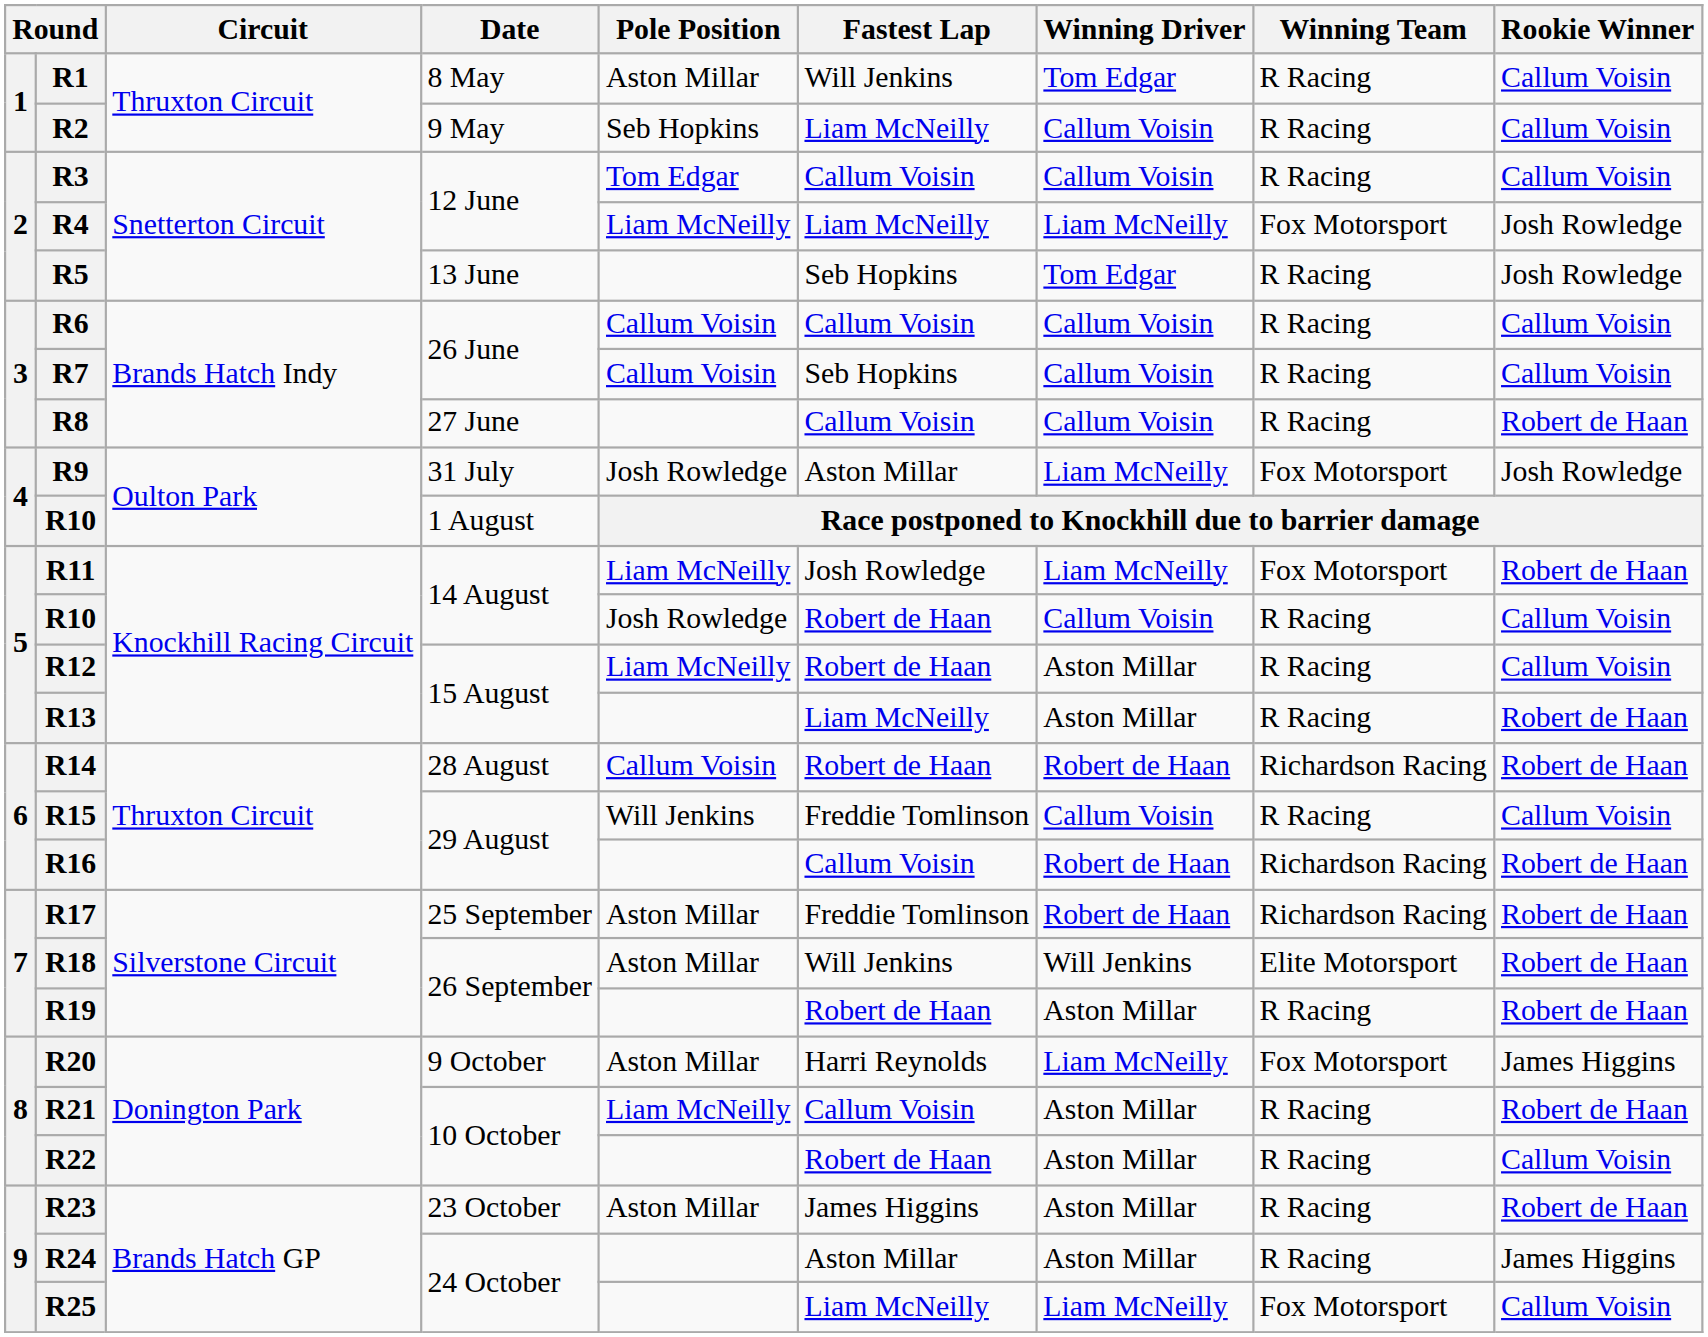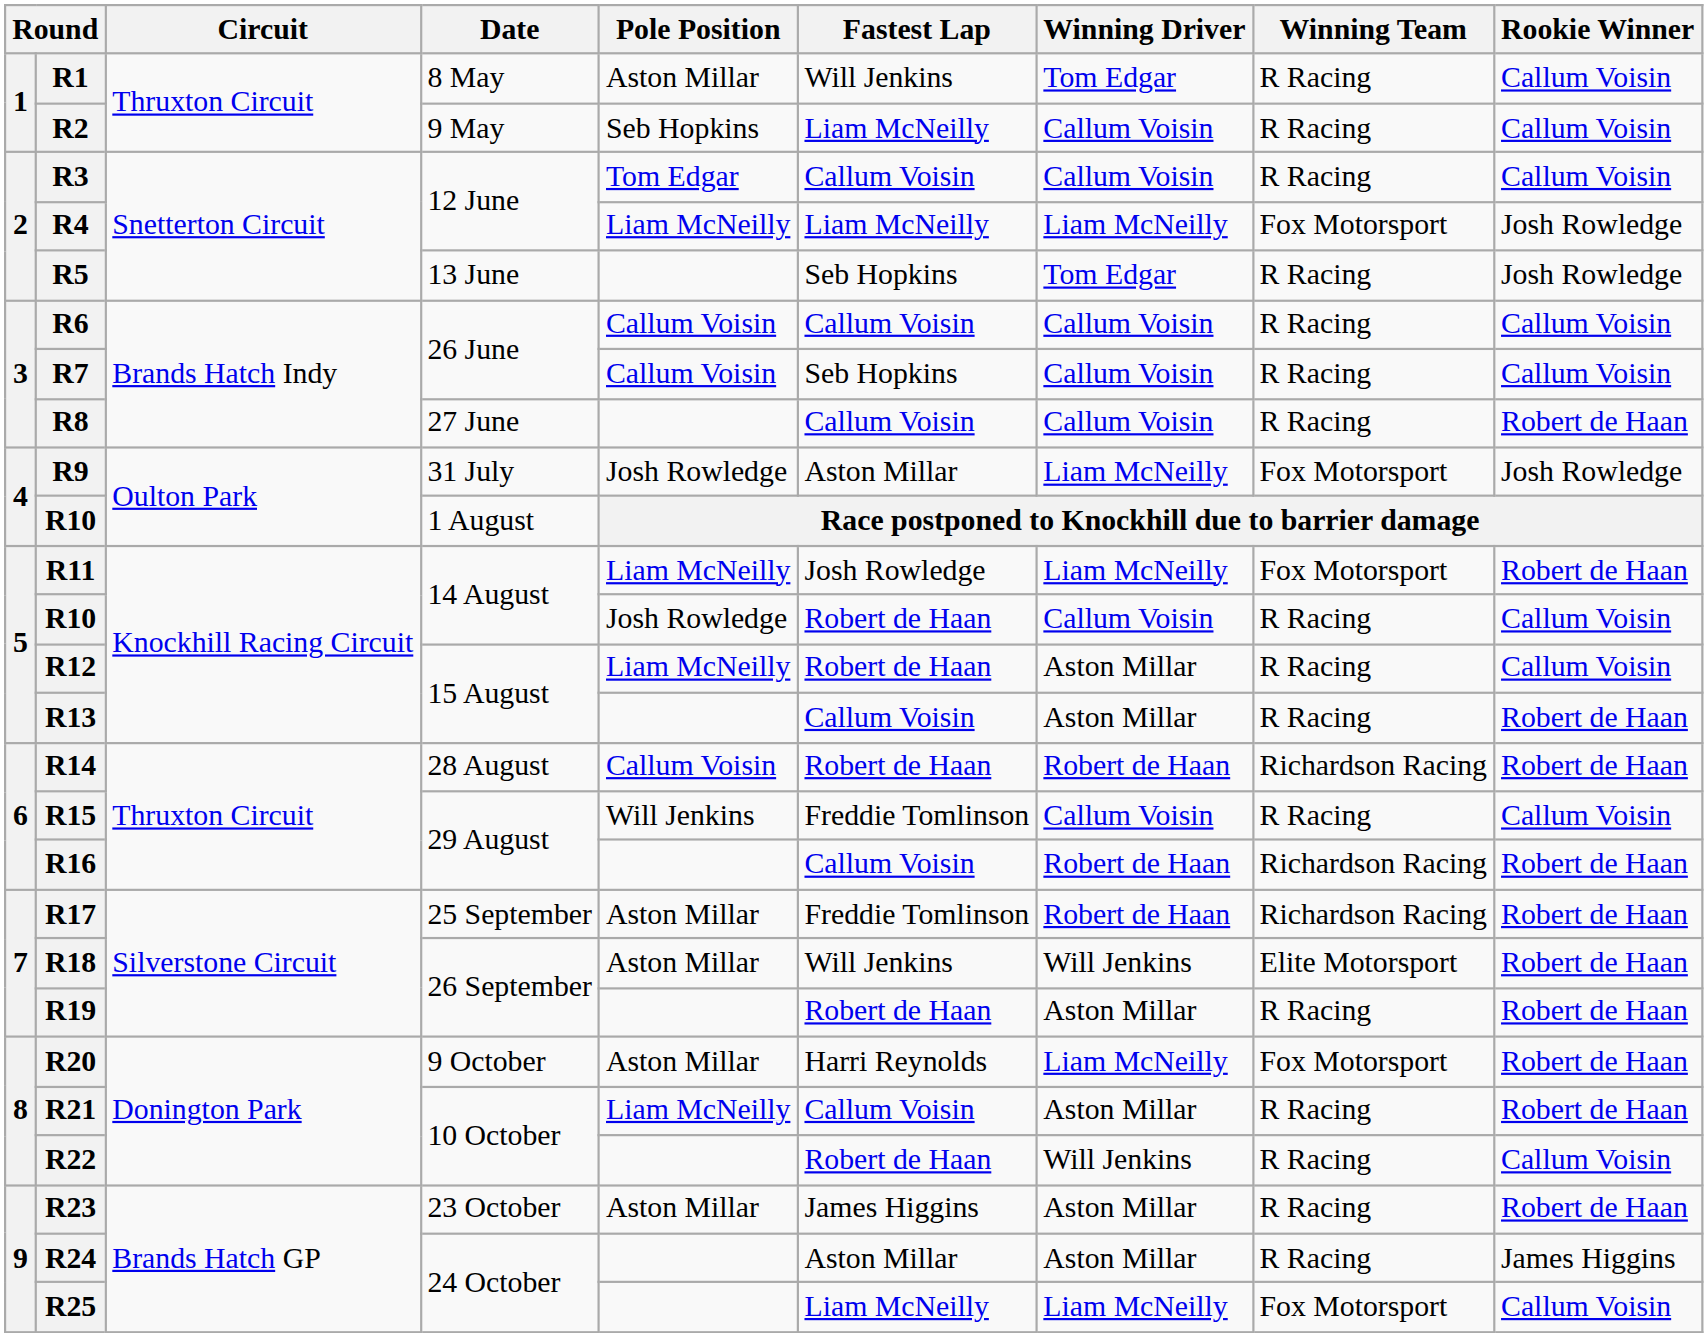(897, 716) Liam McNeilly -> (890, 716) Callum Voisin
(1588, 1060) James Higgins -> (1594, 1060) Robert de Haan
(1120, 1158) Aston Millar -> (1118, 1158) Will Jenkins
